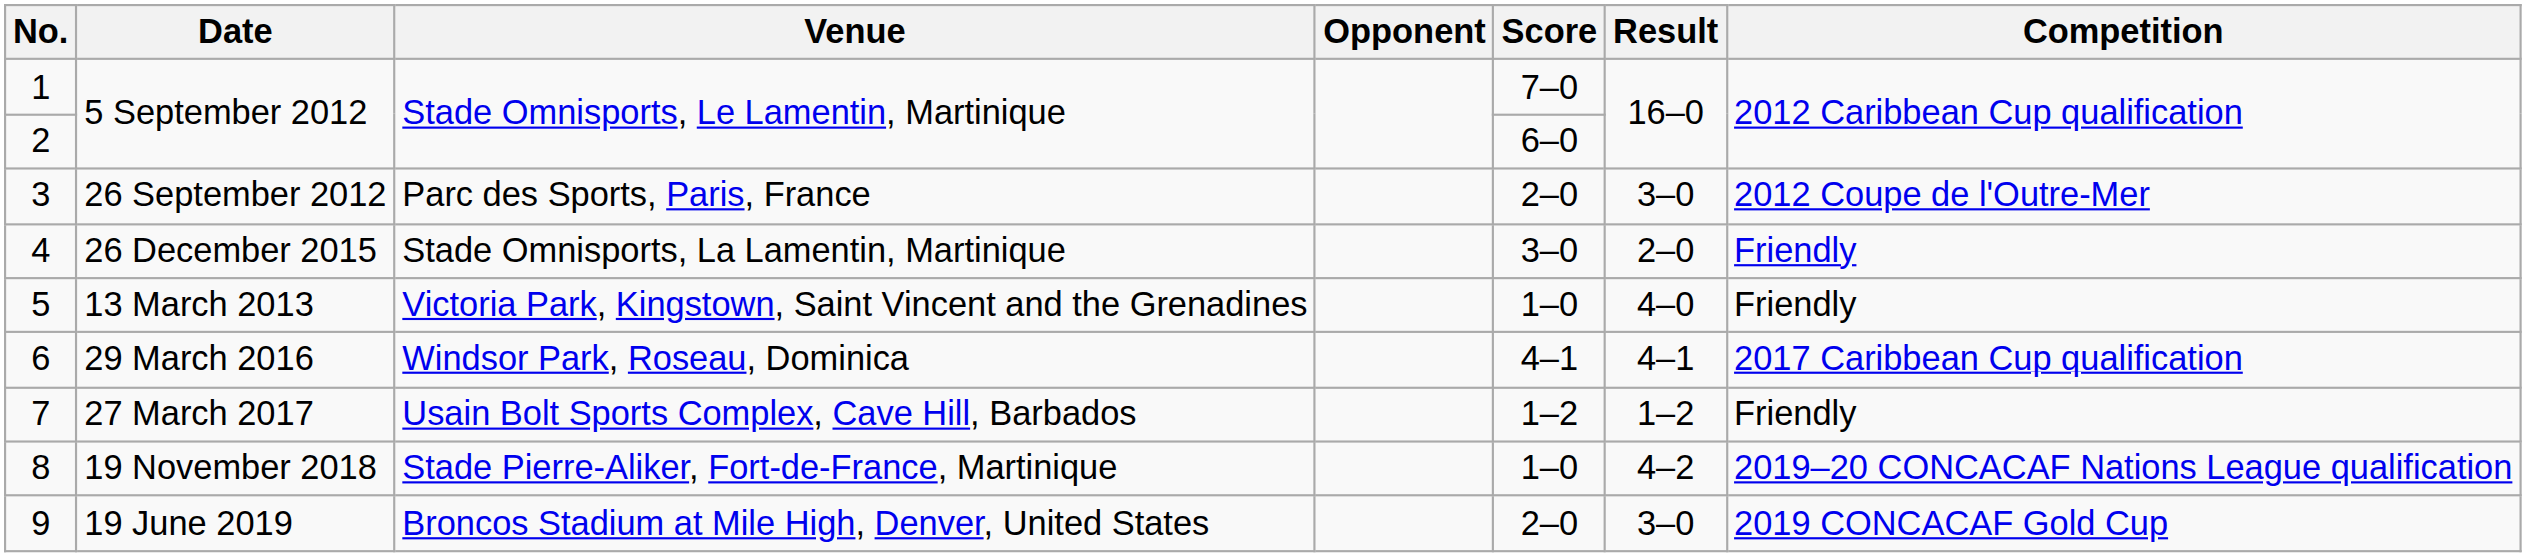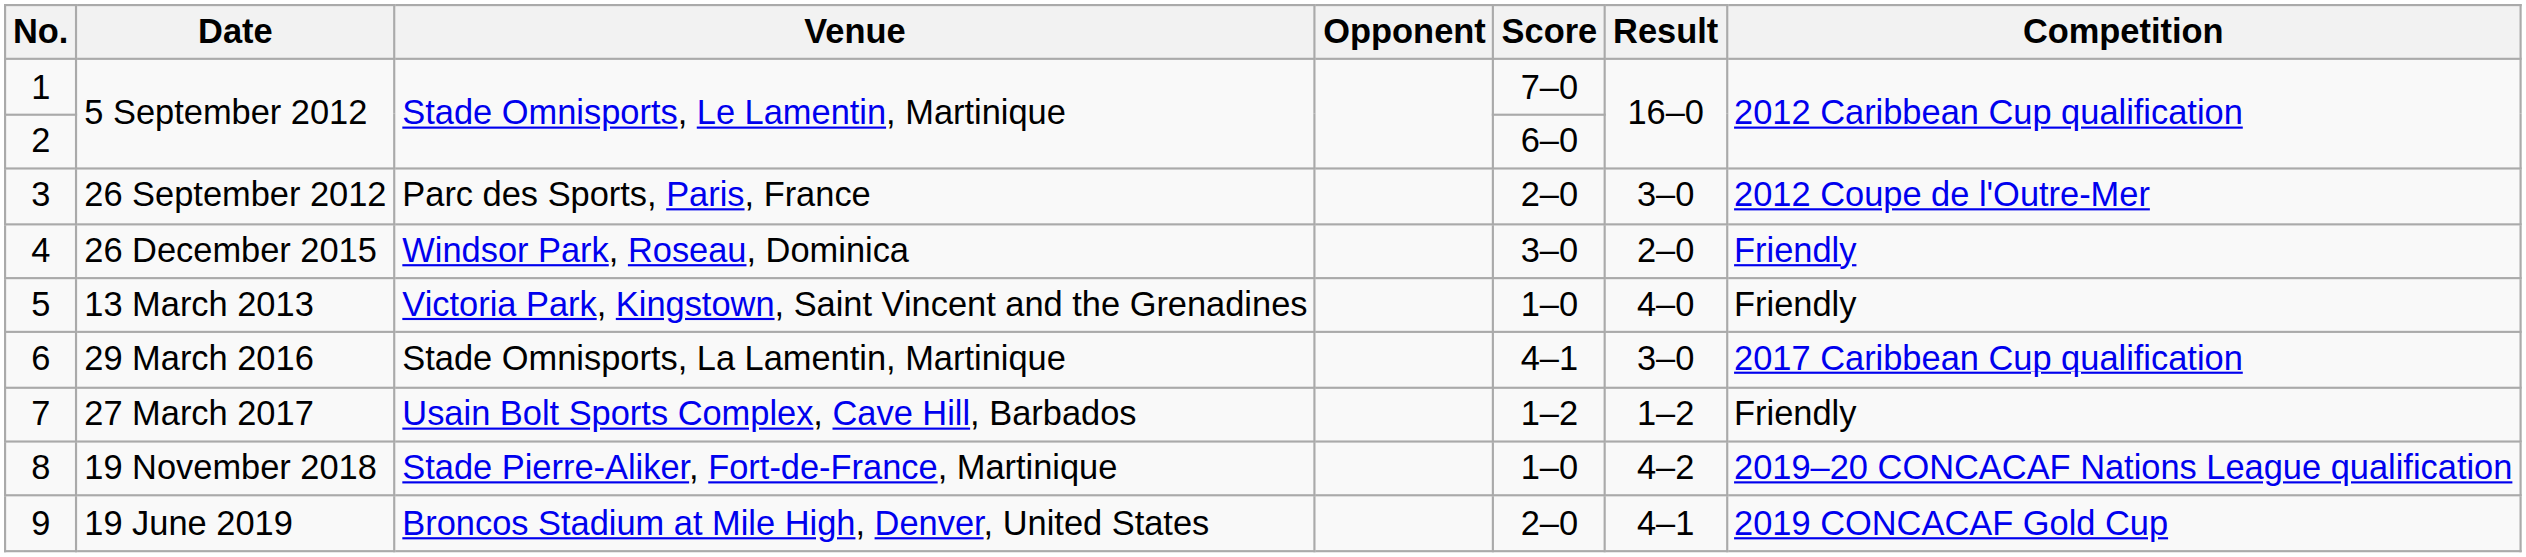(734, 250) Stade Omnisports, La Lamentin, Martinique -> (656, 250) Windsor Park, Roseau, Dominica
(656, 359) Windsor Park, Roseau, Dominica -> (734, 359) Stade Omnisports, La Lamentin, Martinique
(1666, 359) 4–1 -> (1666, 359) 3–0
(1666, 522) 3–0 -> (1666, 522) 4–1
